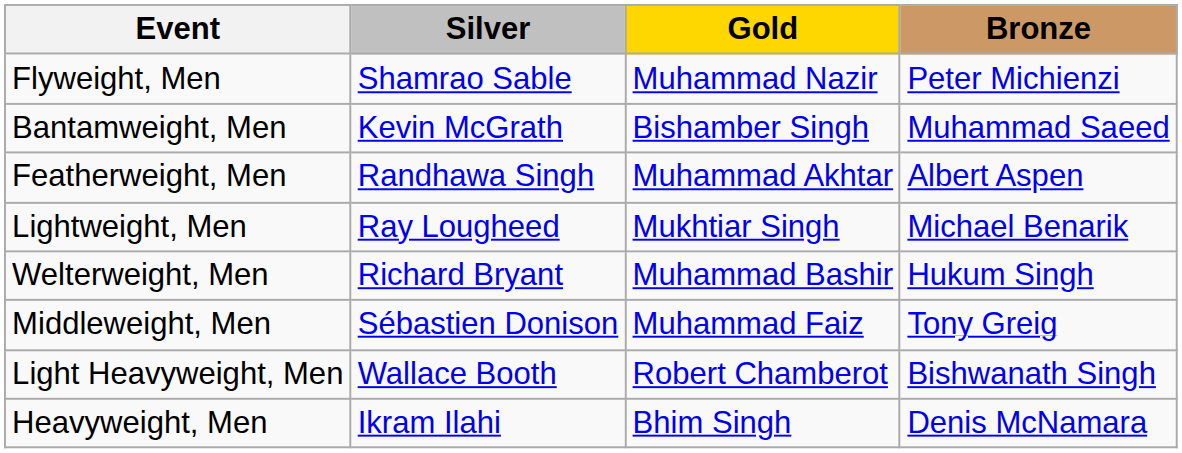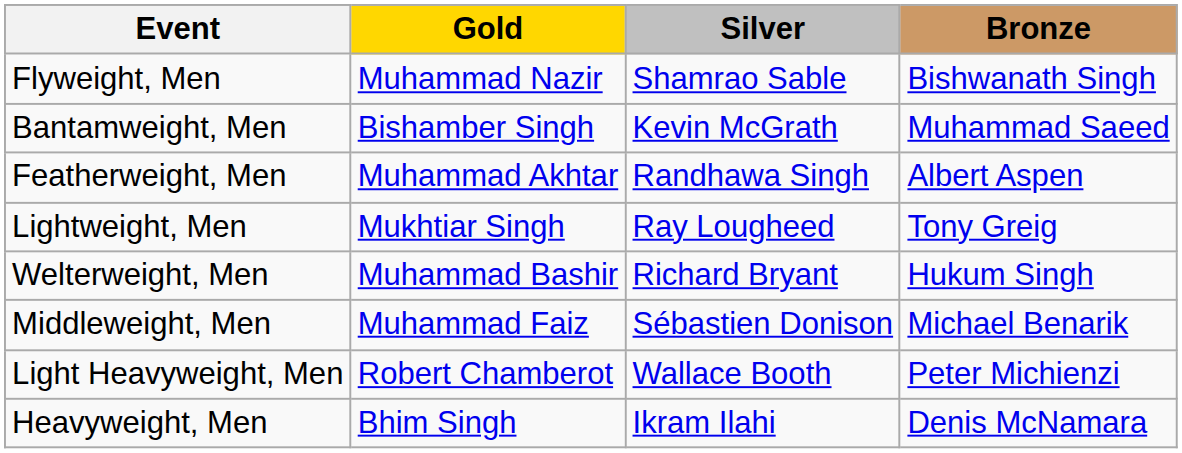columns swapped: (763, 29) <-> (488, 29)
(1013, 78) Peter Michienzi -> (1032, 78) Bishwanath Singh
(1018, 226) Michael Benarik -> (982, 226) Tony Greig
(982, 324) Tony Greig -> (1018, 324) Michael Benarik
(1032, 373) Bishwanath Singh -> (1013, 373) Peter Michienzi
